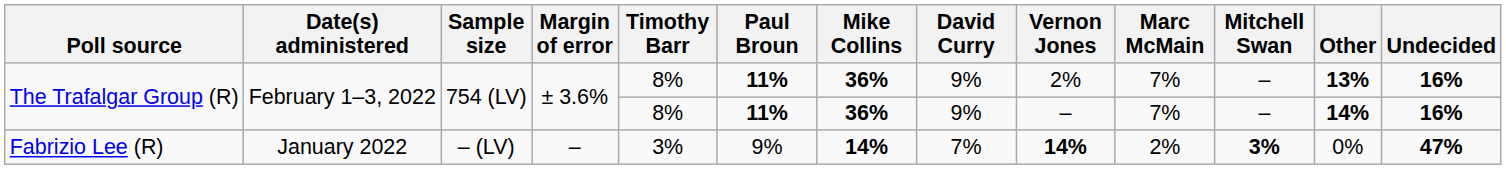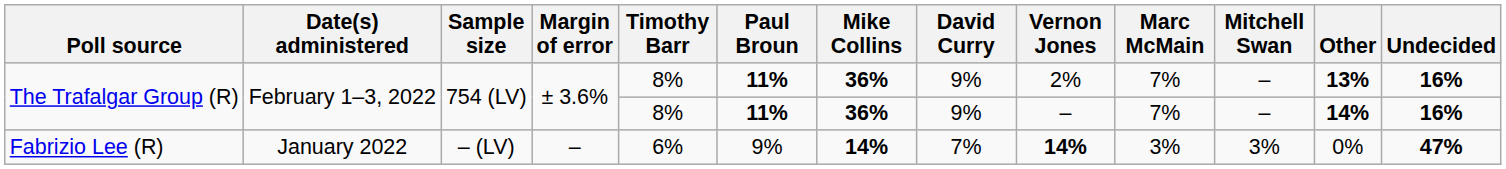(668, 148) 3% -> (668, 148) 6%
(1165, 148) 2% -> (1165, 148) 3%
(1264, 148) bold -> (1264, 148) normal
